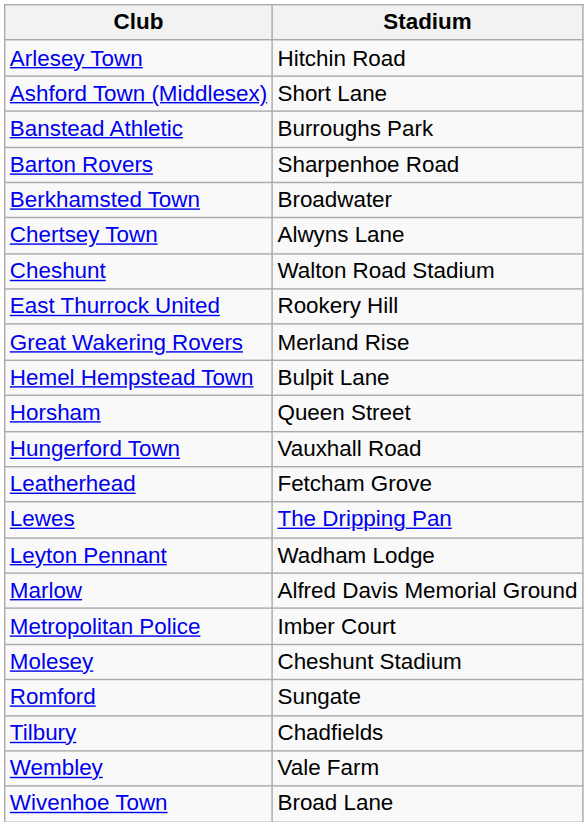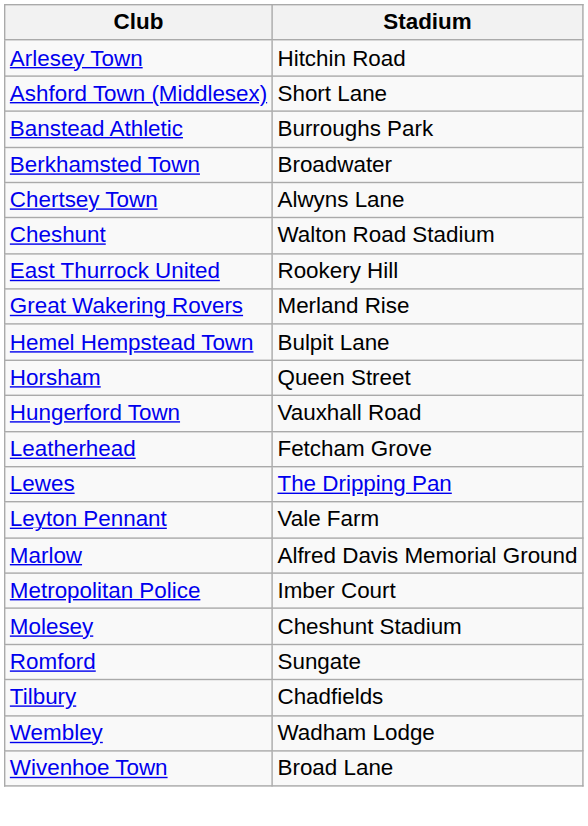- row: (81, 164)
(356, 555) Wadham Lodge -> (328, 519) Vale Farm
(328, 768) Vale Farm -> (356, 732) Wadham Lodge
